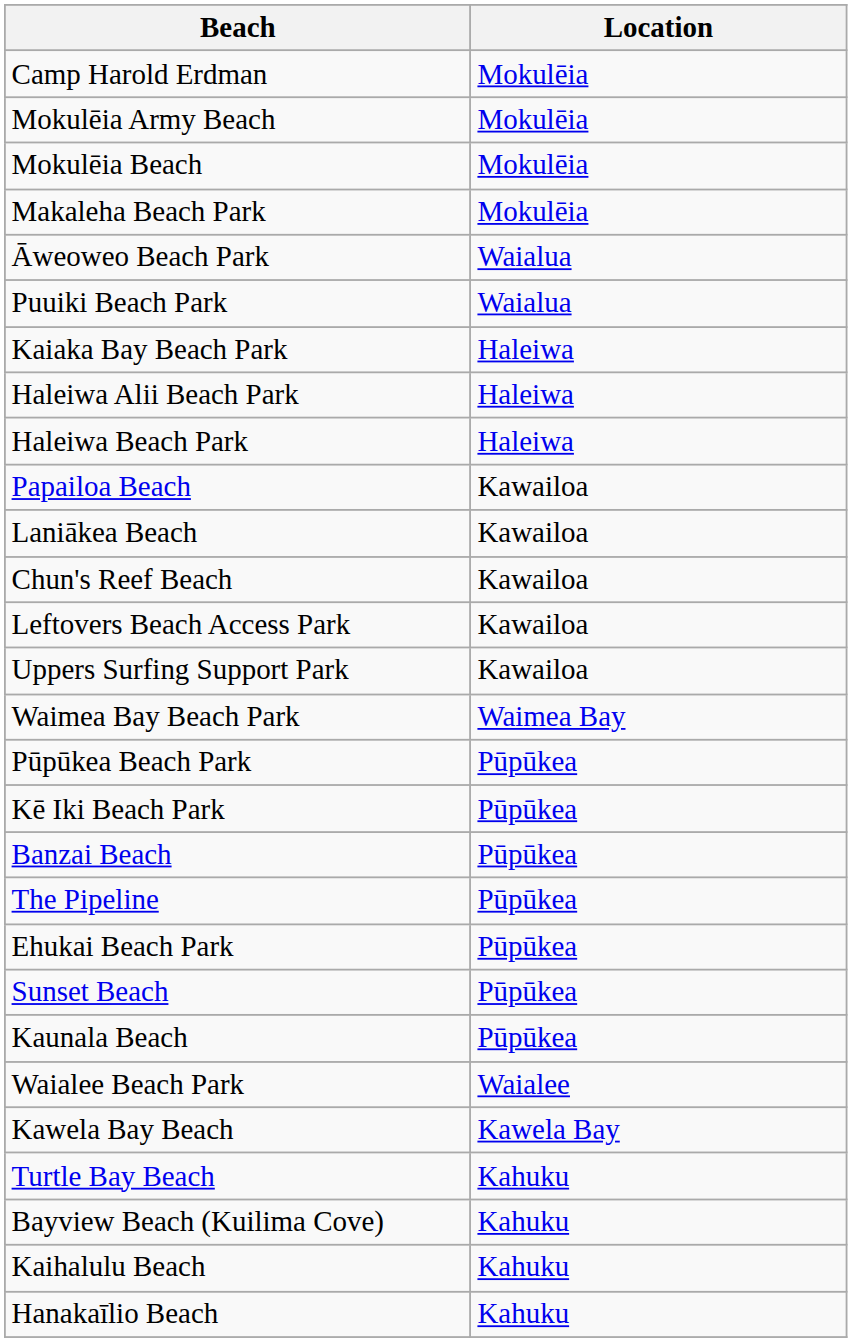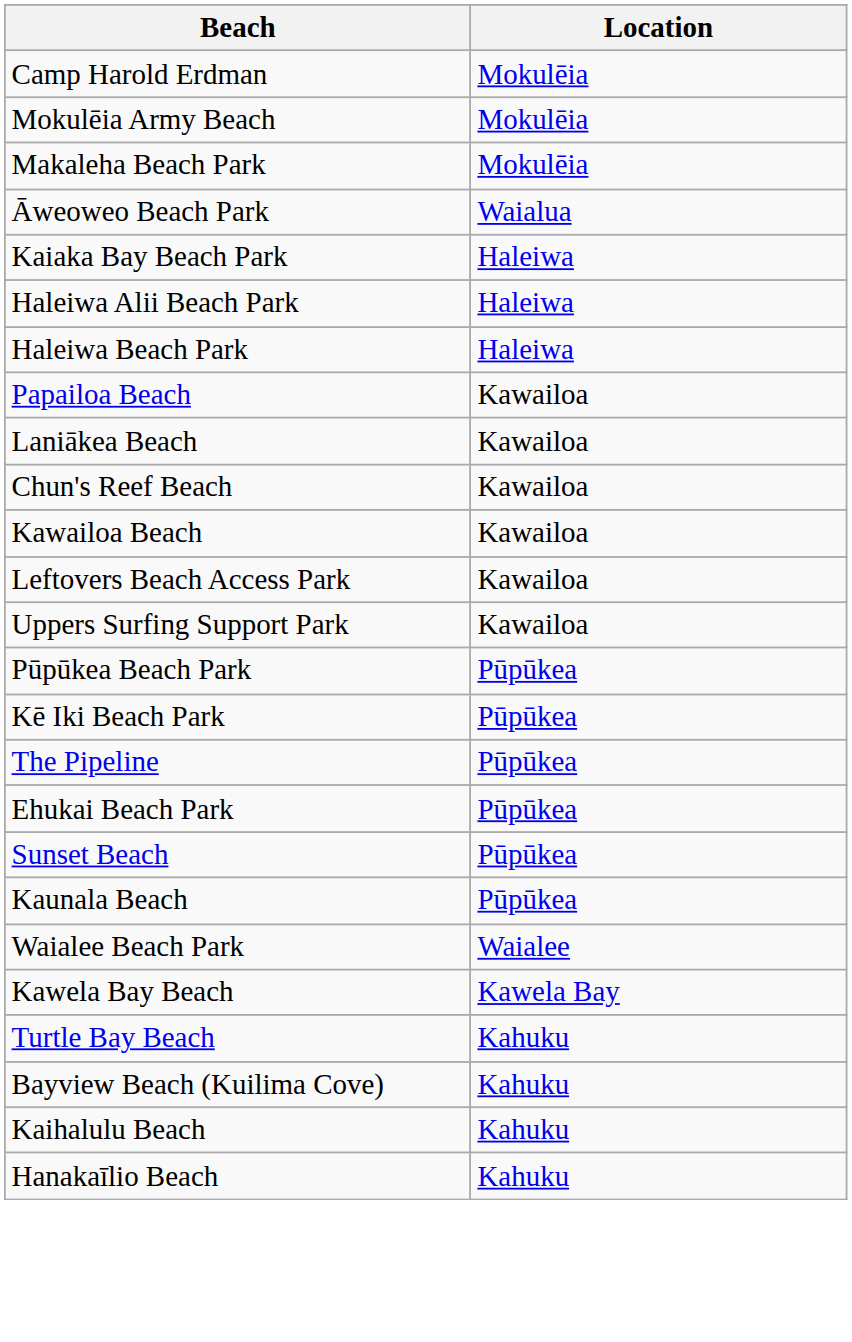- row: (107, 165)
- row: (119, 303)
+ row: (107, 532)
- row: (156, 716)
- row: (92, 854)
